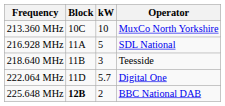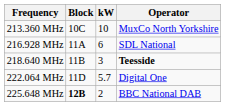(101, 45) 5 -> (101, 45) 6
(136, 61) normal -> (137, 61) bold
